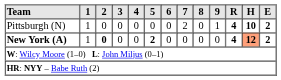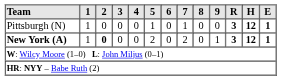(153, 25) 0 -> (153, 25) 1
(185, 25) 2 -> (185, 25) 1
(217, 25) 1 -> (217, 25) 0
(234, 25) 4 -> (234, 25) 3
(251, 25) 10 -> (251, 25) 12
(268, 25) 2 -> (268, 25) 1
(153, 40) bold -> (153, 40) normal
(185, 40) 0 -> (185, 40) 2
(217, 40) 0 -> (217, 40) 1
(234, 40) 4 -> (234, 40) 3
(251, 40) lightsalmon background -> (251, 40) no background
(268, 40) 2 -> (268, 40) 1
